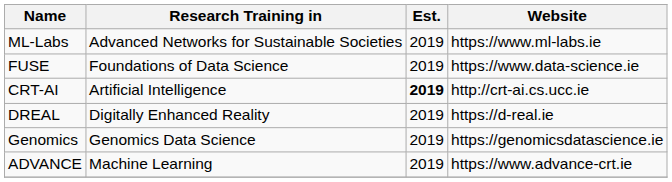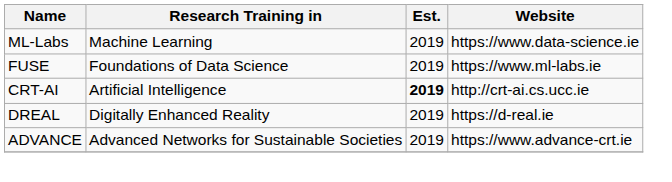(246, 41) Advanced Networks for Sustainable Societies -> (151, 41) Machine Learning
(526, 41) https://www.ml-labs.ie -> (545, 41) https://www.data-science.ie
(545, 66) https://www.data-science.ie -> (526, 66) https://www.ml-labs.ie
- row: (43, 139)
(151, 164) Machine Learning -> (246, 139) Advanced Networks for Sustainable Societies
